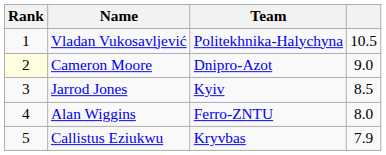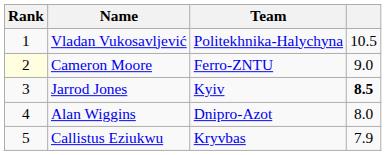(233, 65) Dnipro-Azot -> (233, 65) Ferro-ZNTU
(364, 89) normal -> (364, 89) bold
(233, 114) Ferro-ZNTU -> (233, 114) Dnipro-Azot
